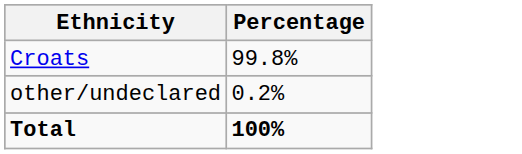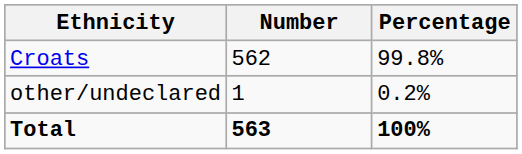+ column: (299, 23)
